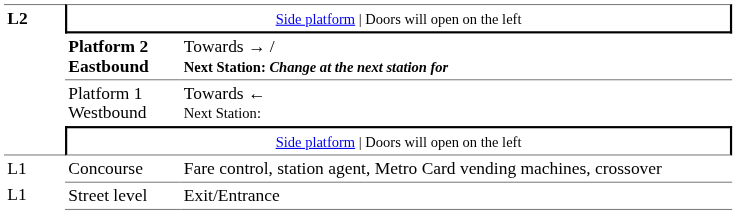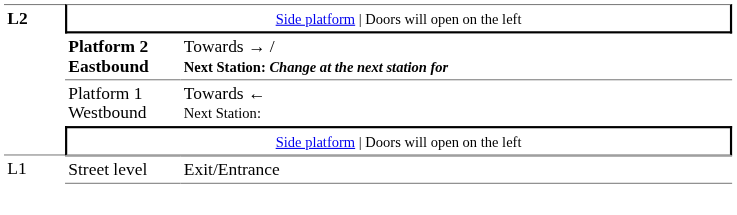- row: (106, 168)
